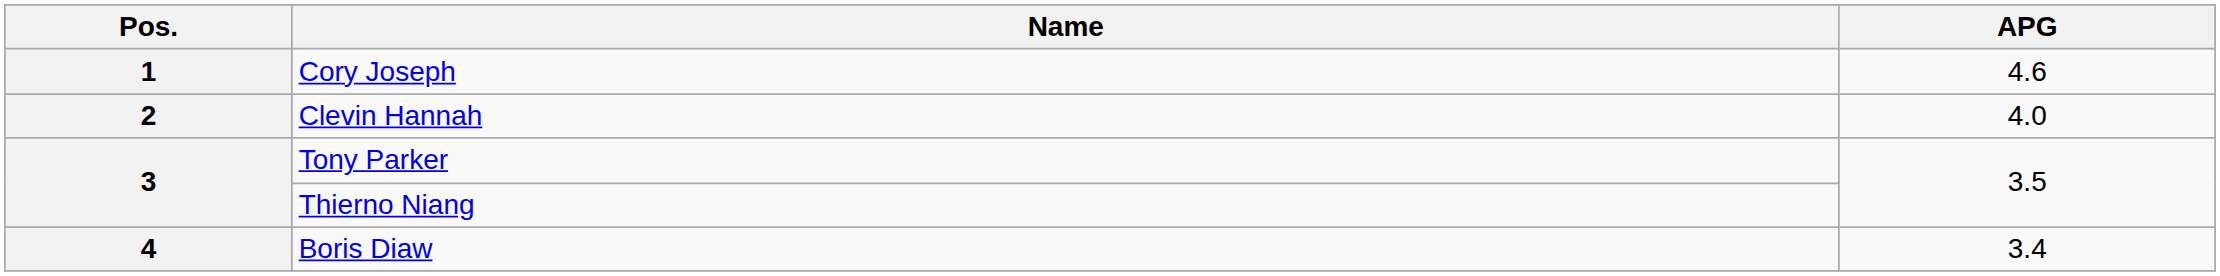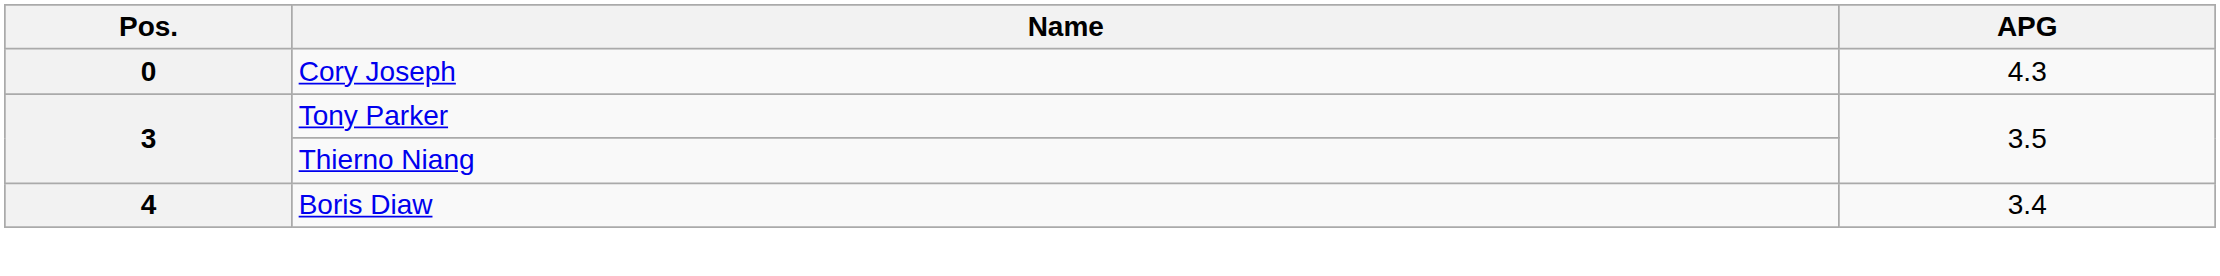(149, 71) 1 -> (149, 71) 0
(2027, 71) 4.6 -> (2027, 71) 4.3
- row: (390, 115)
